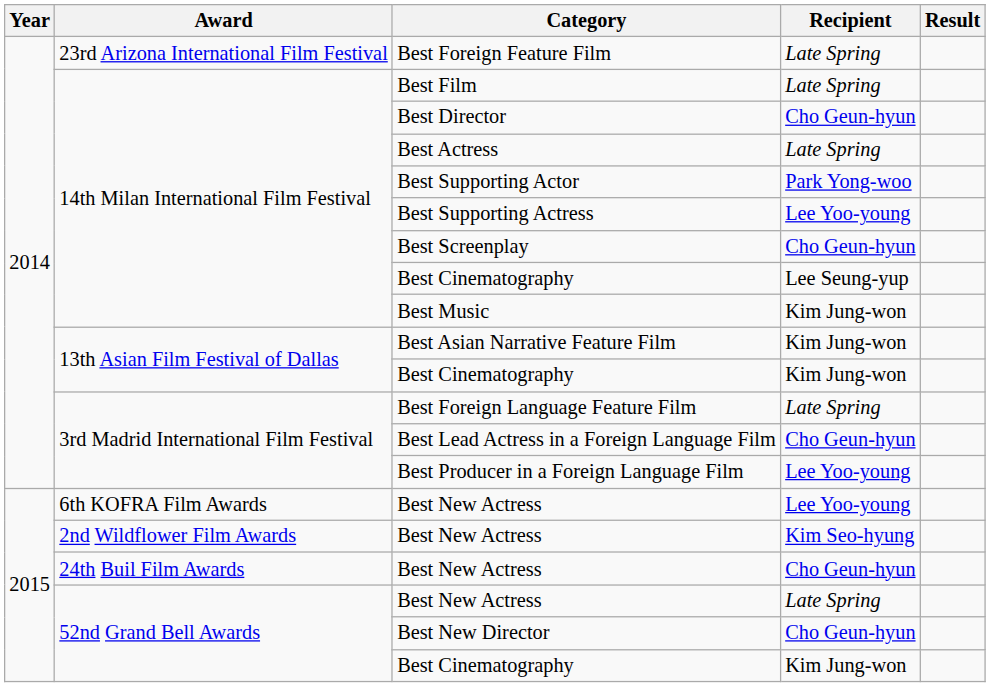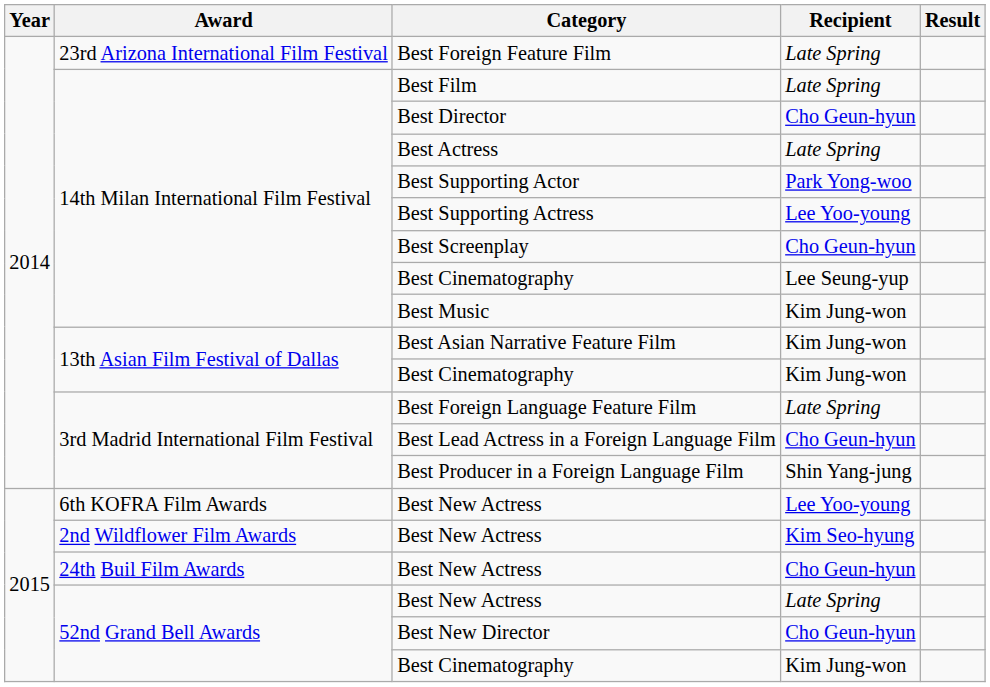(848, 471) Lee Yoo-young -> (848, 471) Shin Yang-jung
